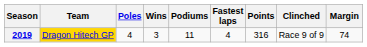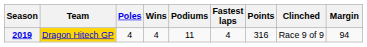(156, 35) 3 -> (156, 35) 4
(344, 35) 74 -> (344, 35) 94
